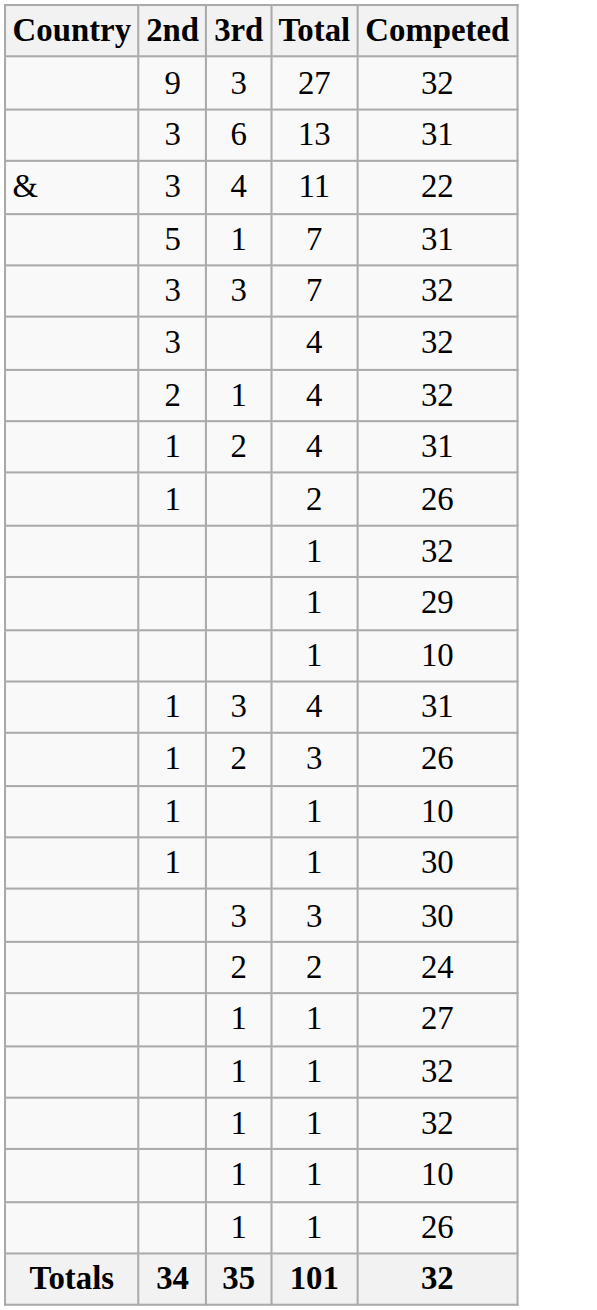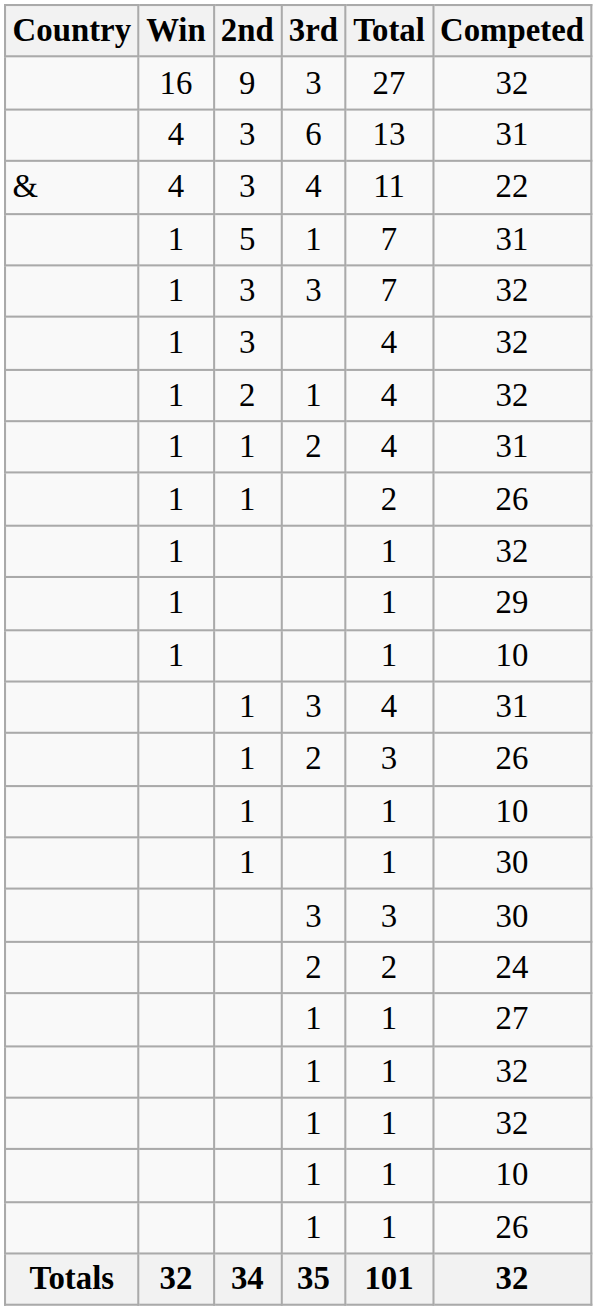+ column: (176, 30)
